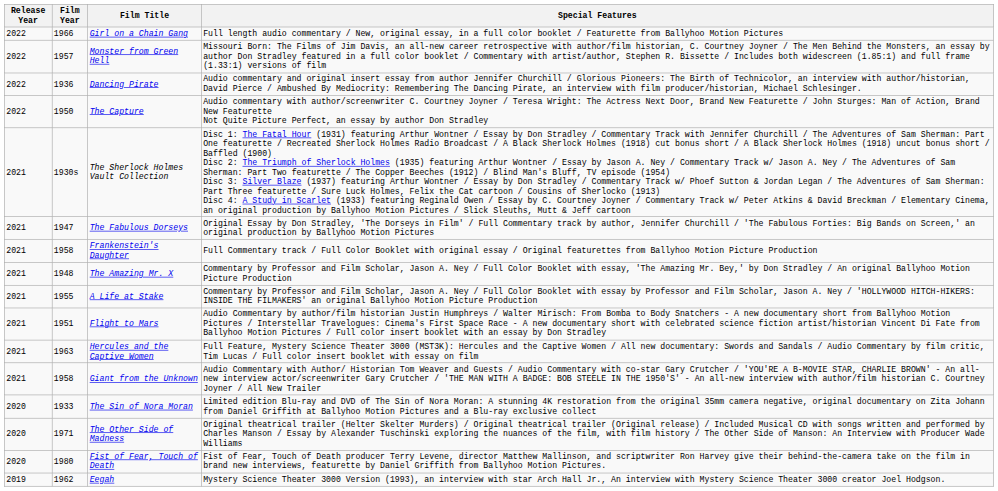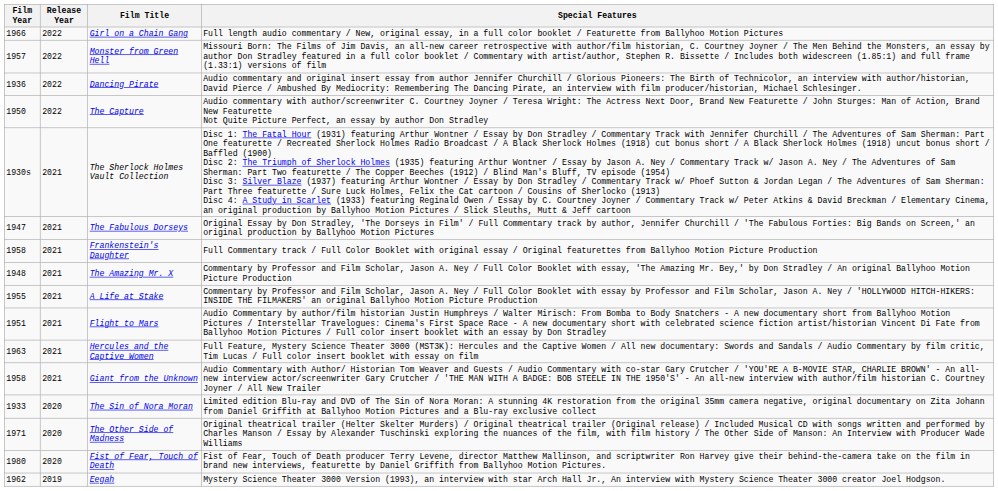columns swapped: (28, 16) <-> (70, 16)
